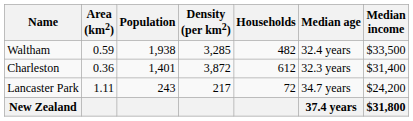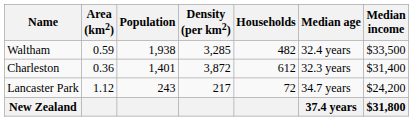(104, 87) 1.11 -> (103, 87) 1.12
